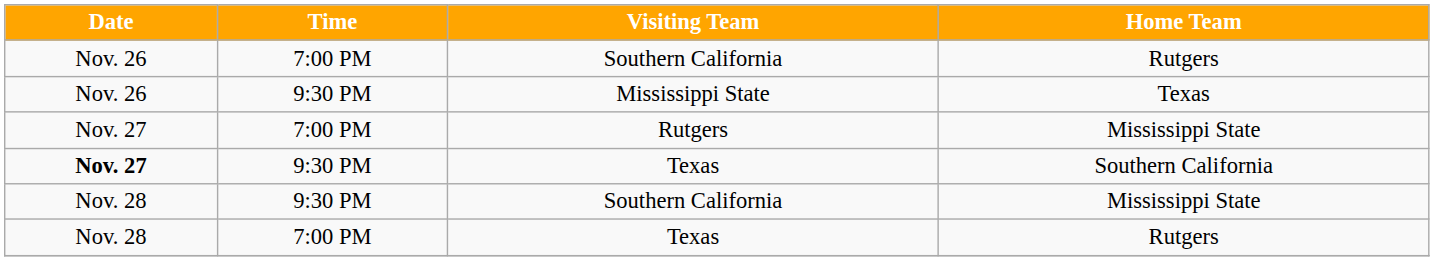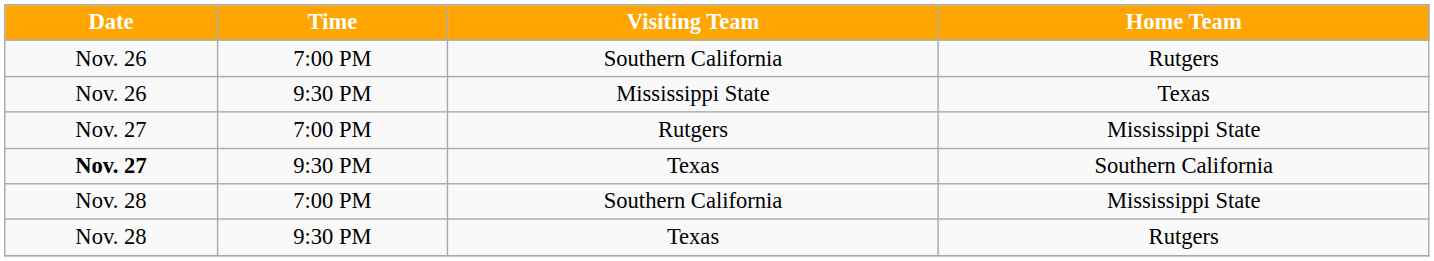(332, 201) 9:30 PM -> (332, 201) 7:00 PM
(332, 237) 7:00 PM -> (332, 237) 9:30 PM
